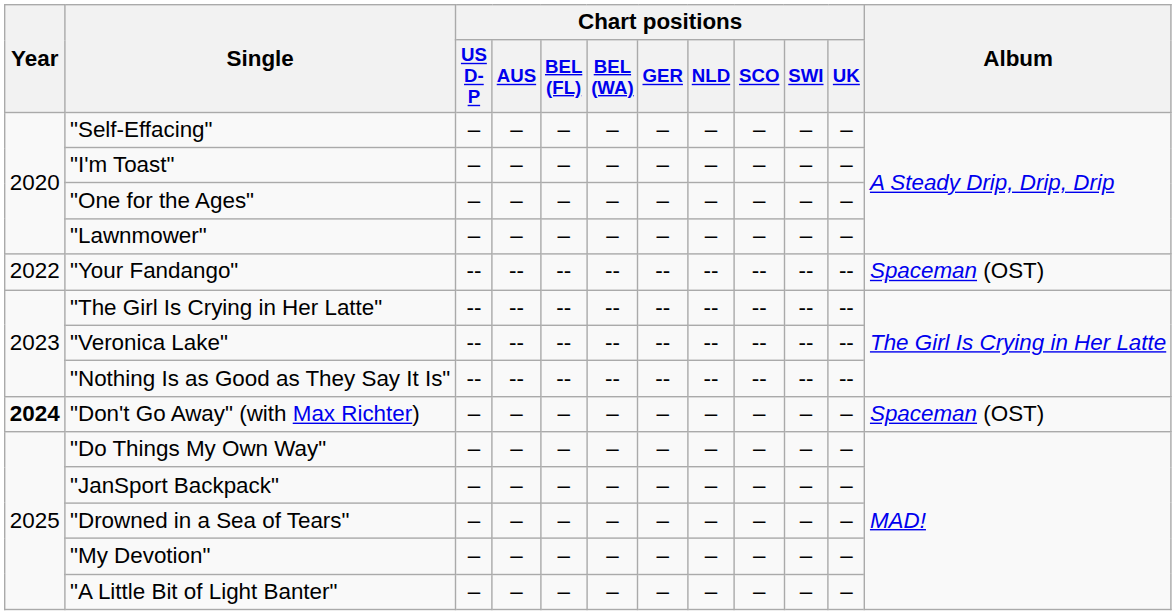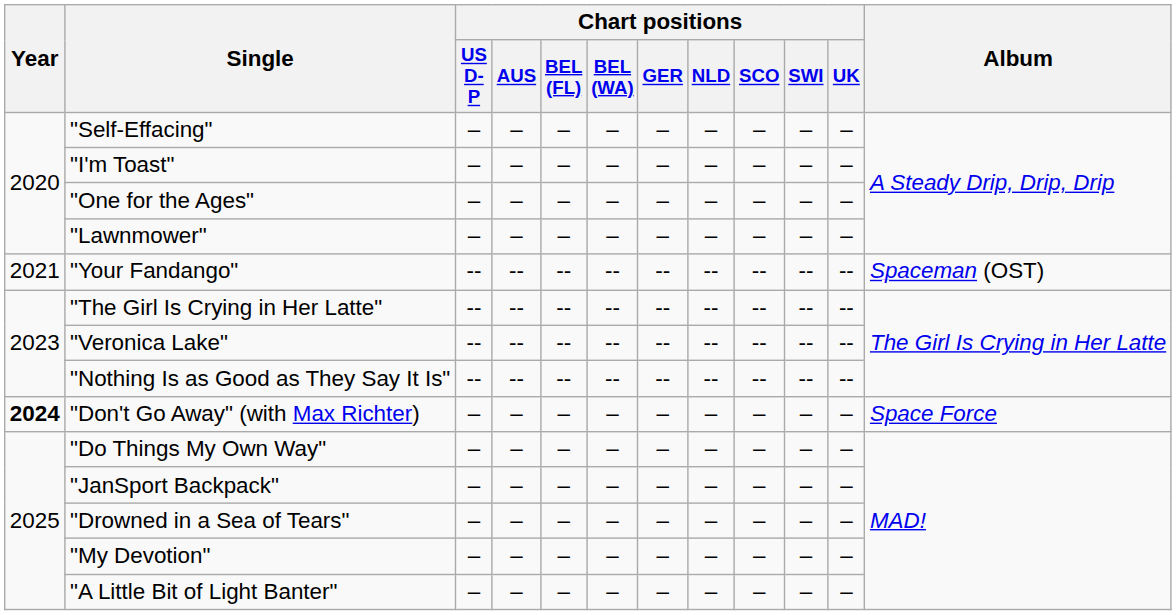(35, 271) 2022 -> (35, 271) 2021
(957, 413) Spaceman (OST) -> (933, 413) Space Force
